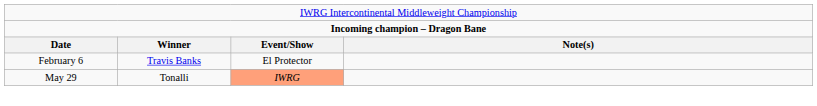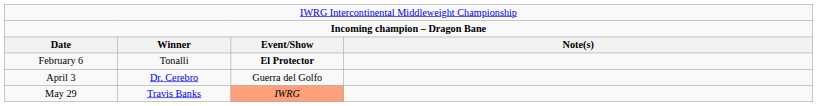(174, 61) Travis Banks -> (174, 61) Tonalli
(287, 61) normal -> (287, 61) bold
+ row: (61, 77)
(174, 77) Tonalli -> (174, 93) Travis Banks
